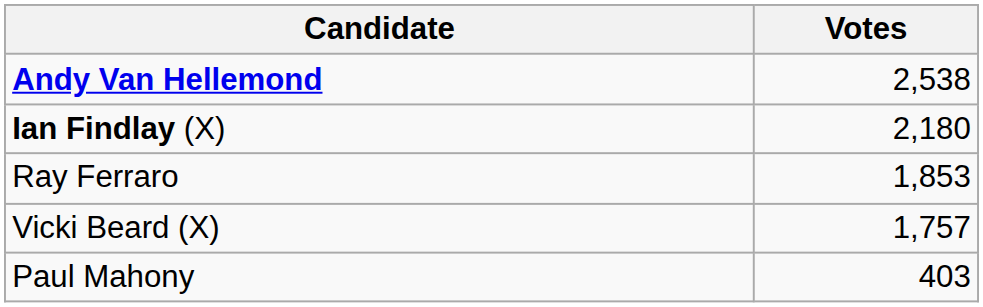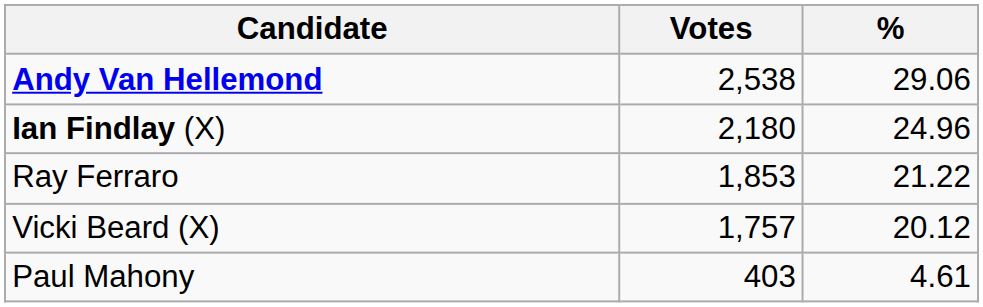+ column: (891, 29)
